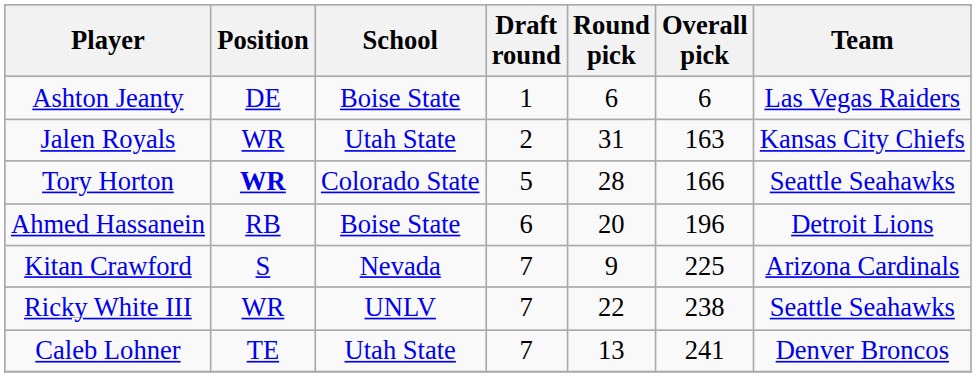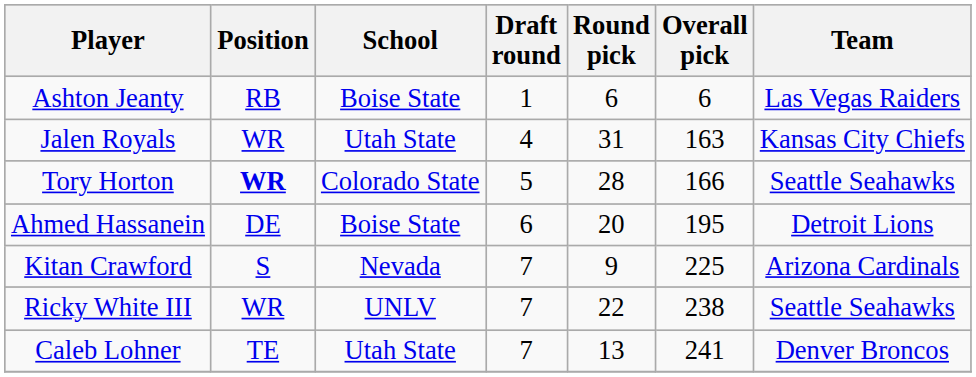(263, 97) DE -> (263, 97) RB
(526, 139) 2 -> (526, 139) 4
(263, 223) RB -> (263, 223) DE
(705, 223) 196 -> (705, 223) 195
